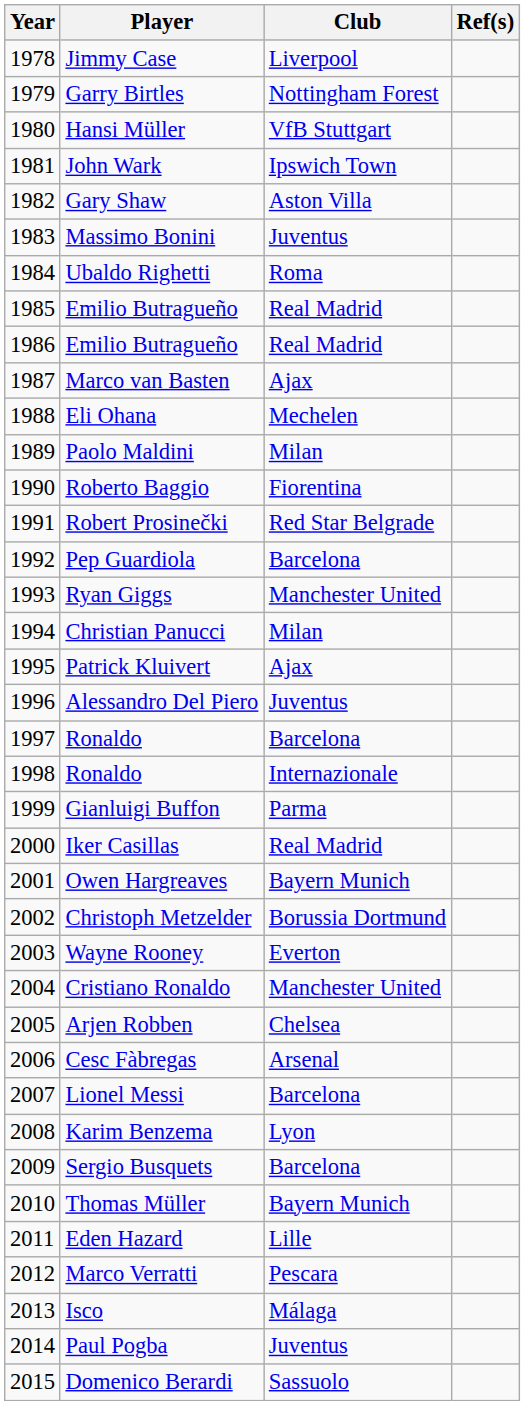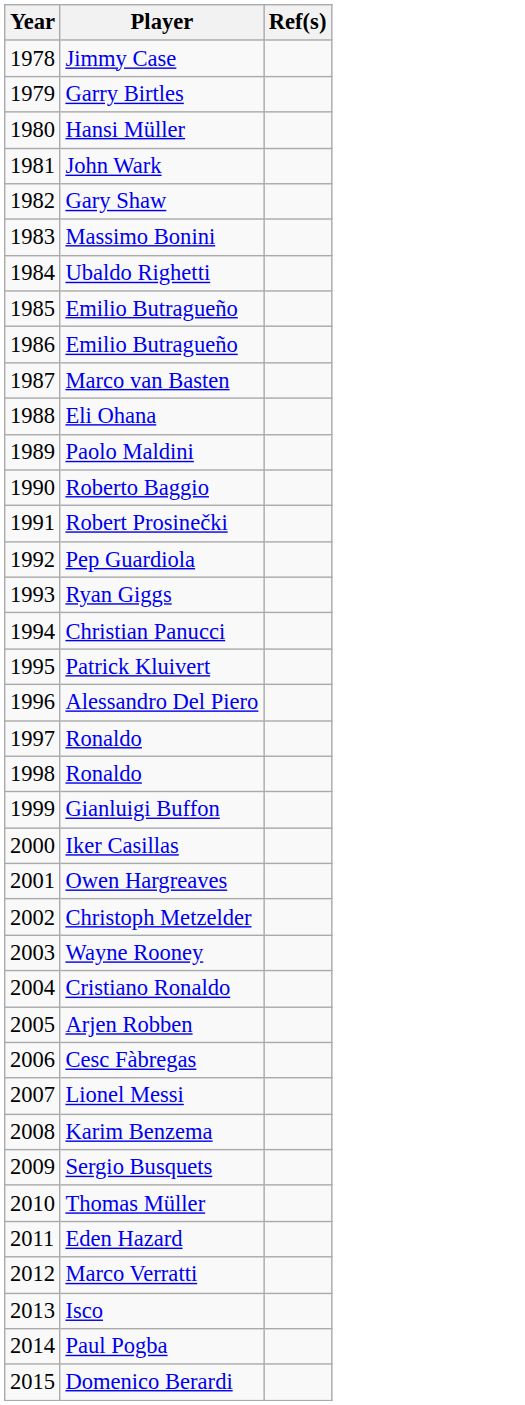- column: (357, 22)
